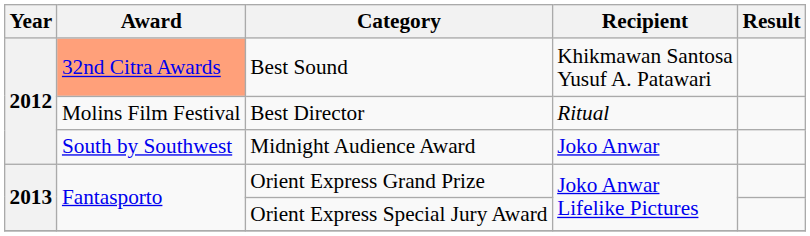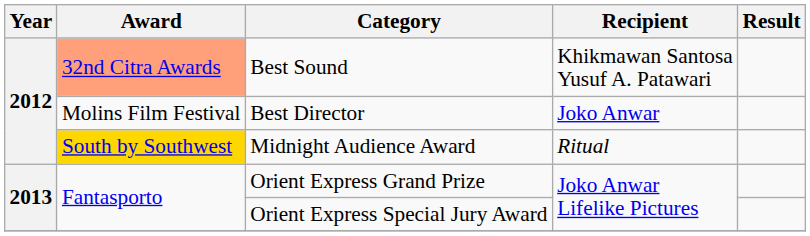(583, 112) Ritual -> (608, 112) Joko Anwar
(147, 146) no background -> (147, 146) gold background
(608, 146) Joko Anwar -> (583, 146) Ritual
